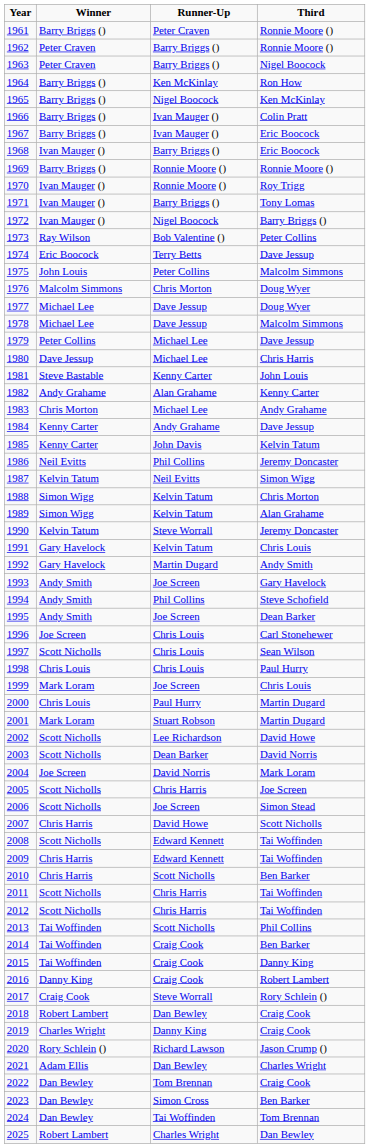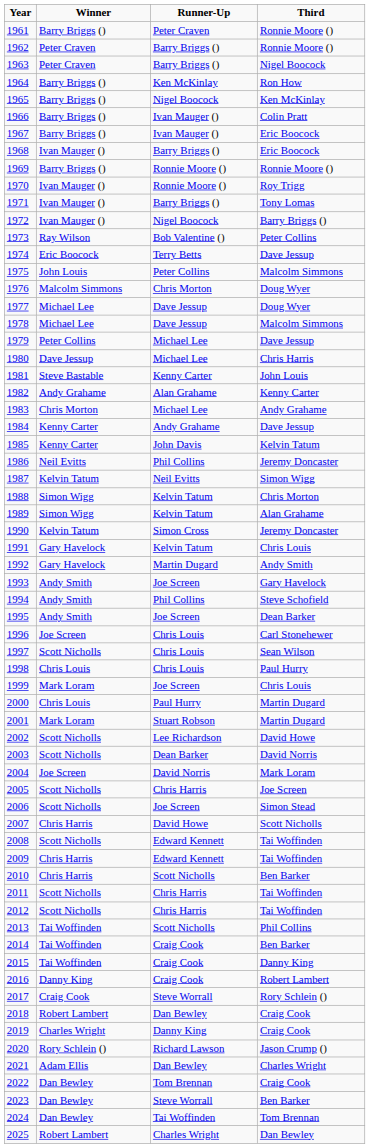(183, 530) Steve Worrall -> (181, 530) Simon Cross
(181, 1100) Simon Cross -> (183, 1100) Steve Worrall
